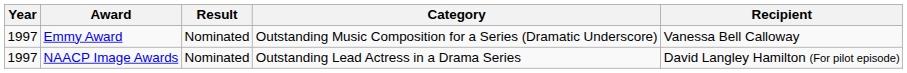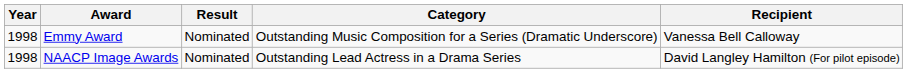(22, 36) 1997 -> (22, 36) 1998
(22, 57) 1997 -> (22, 57) 1998
